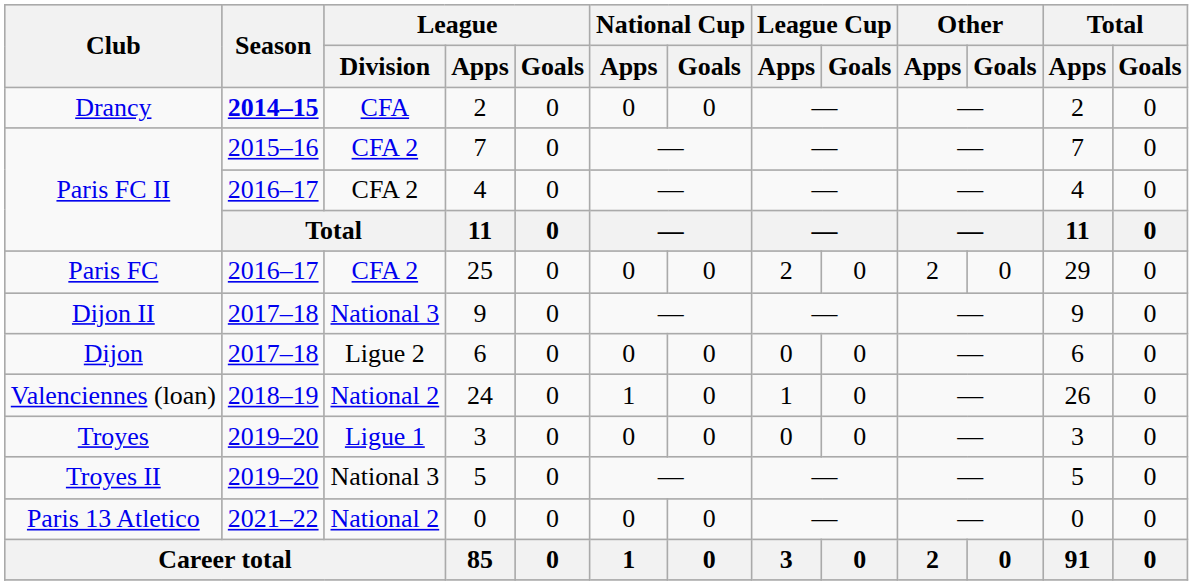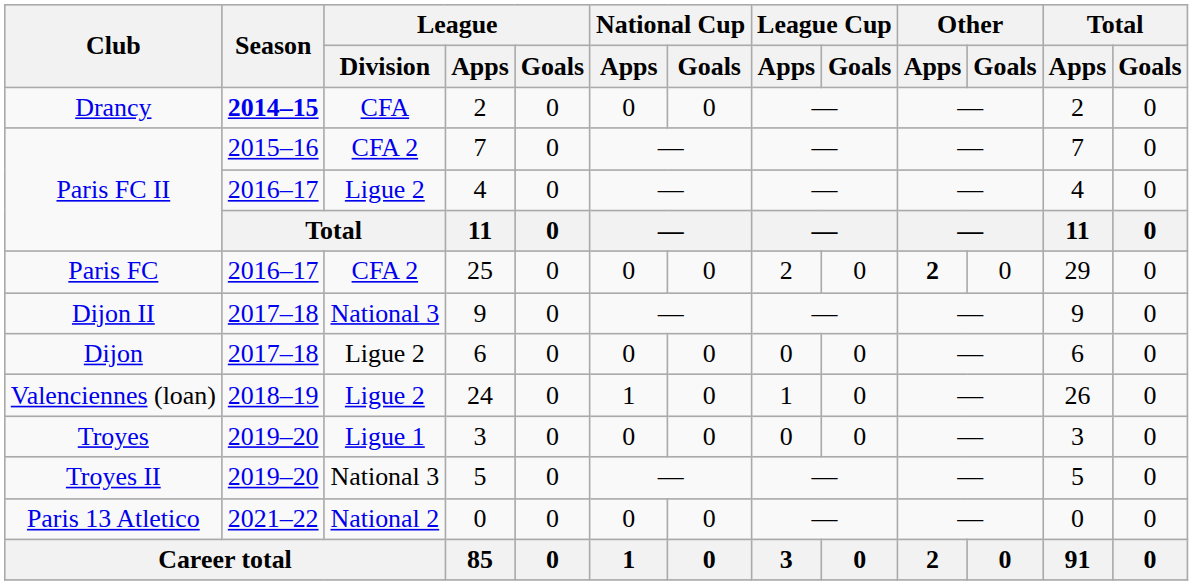(385, 189) CFA 2 -> (385, 189) Ligue 2
(933, 271) normal -> (933, 271) bold
(385, 395) National 2 -> (385, 395) Ligue 2
